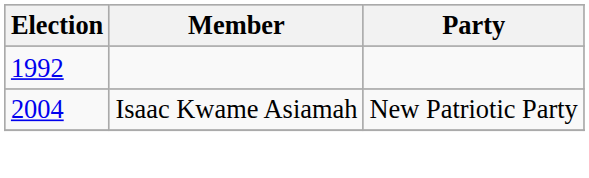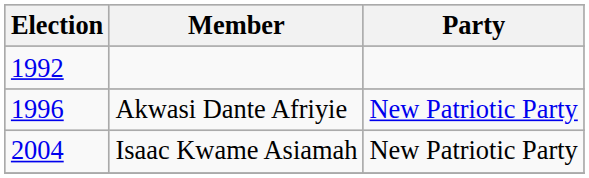+ row: (37, 109)
